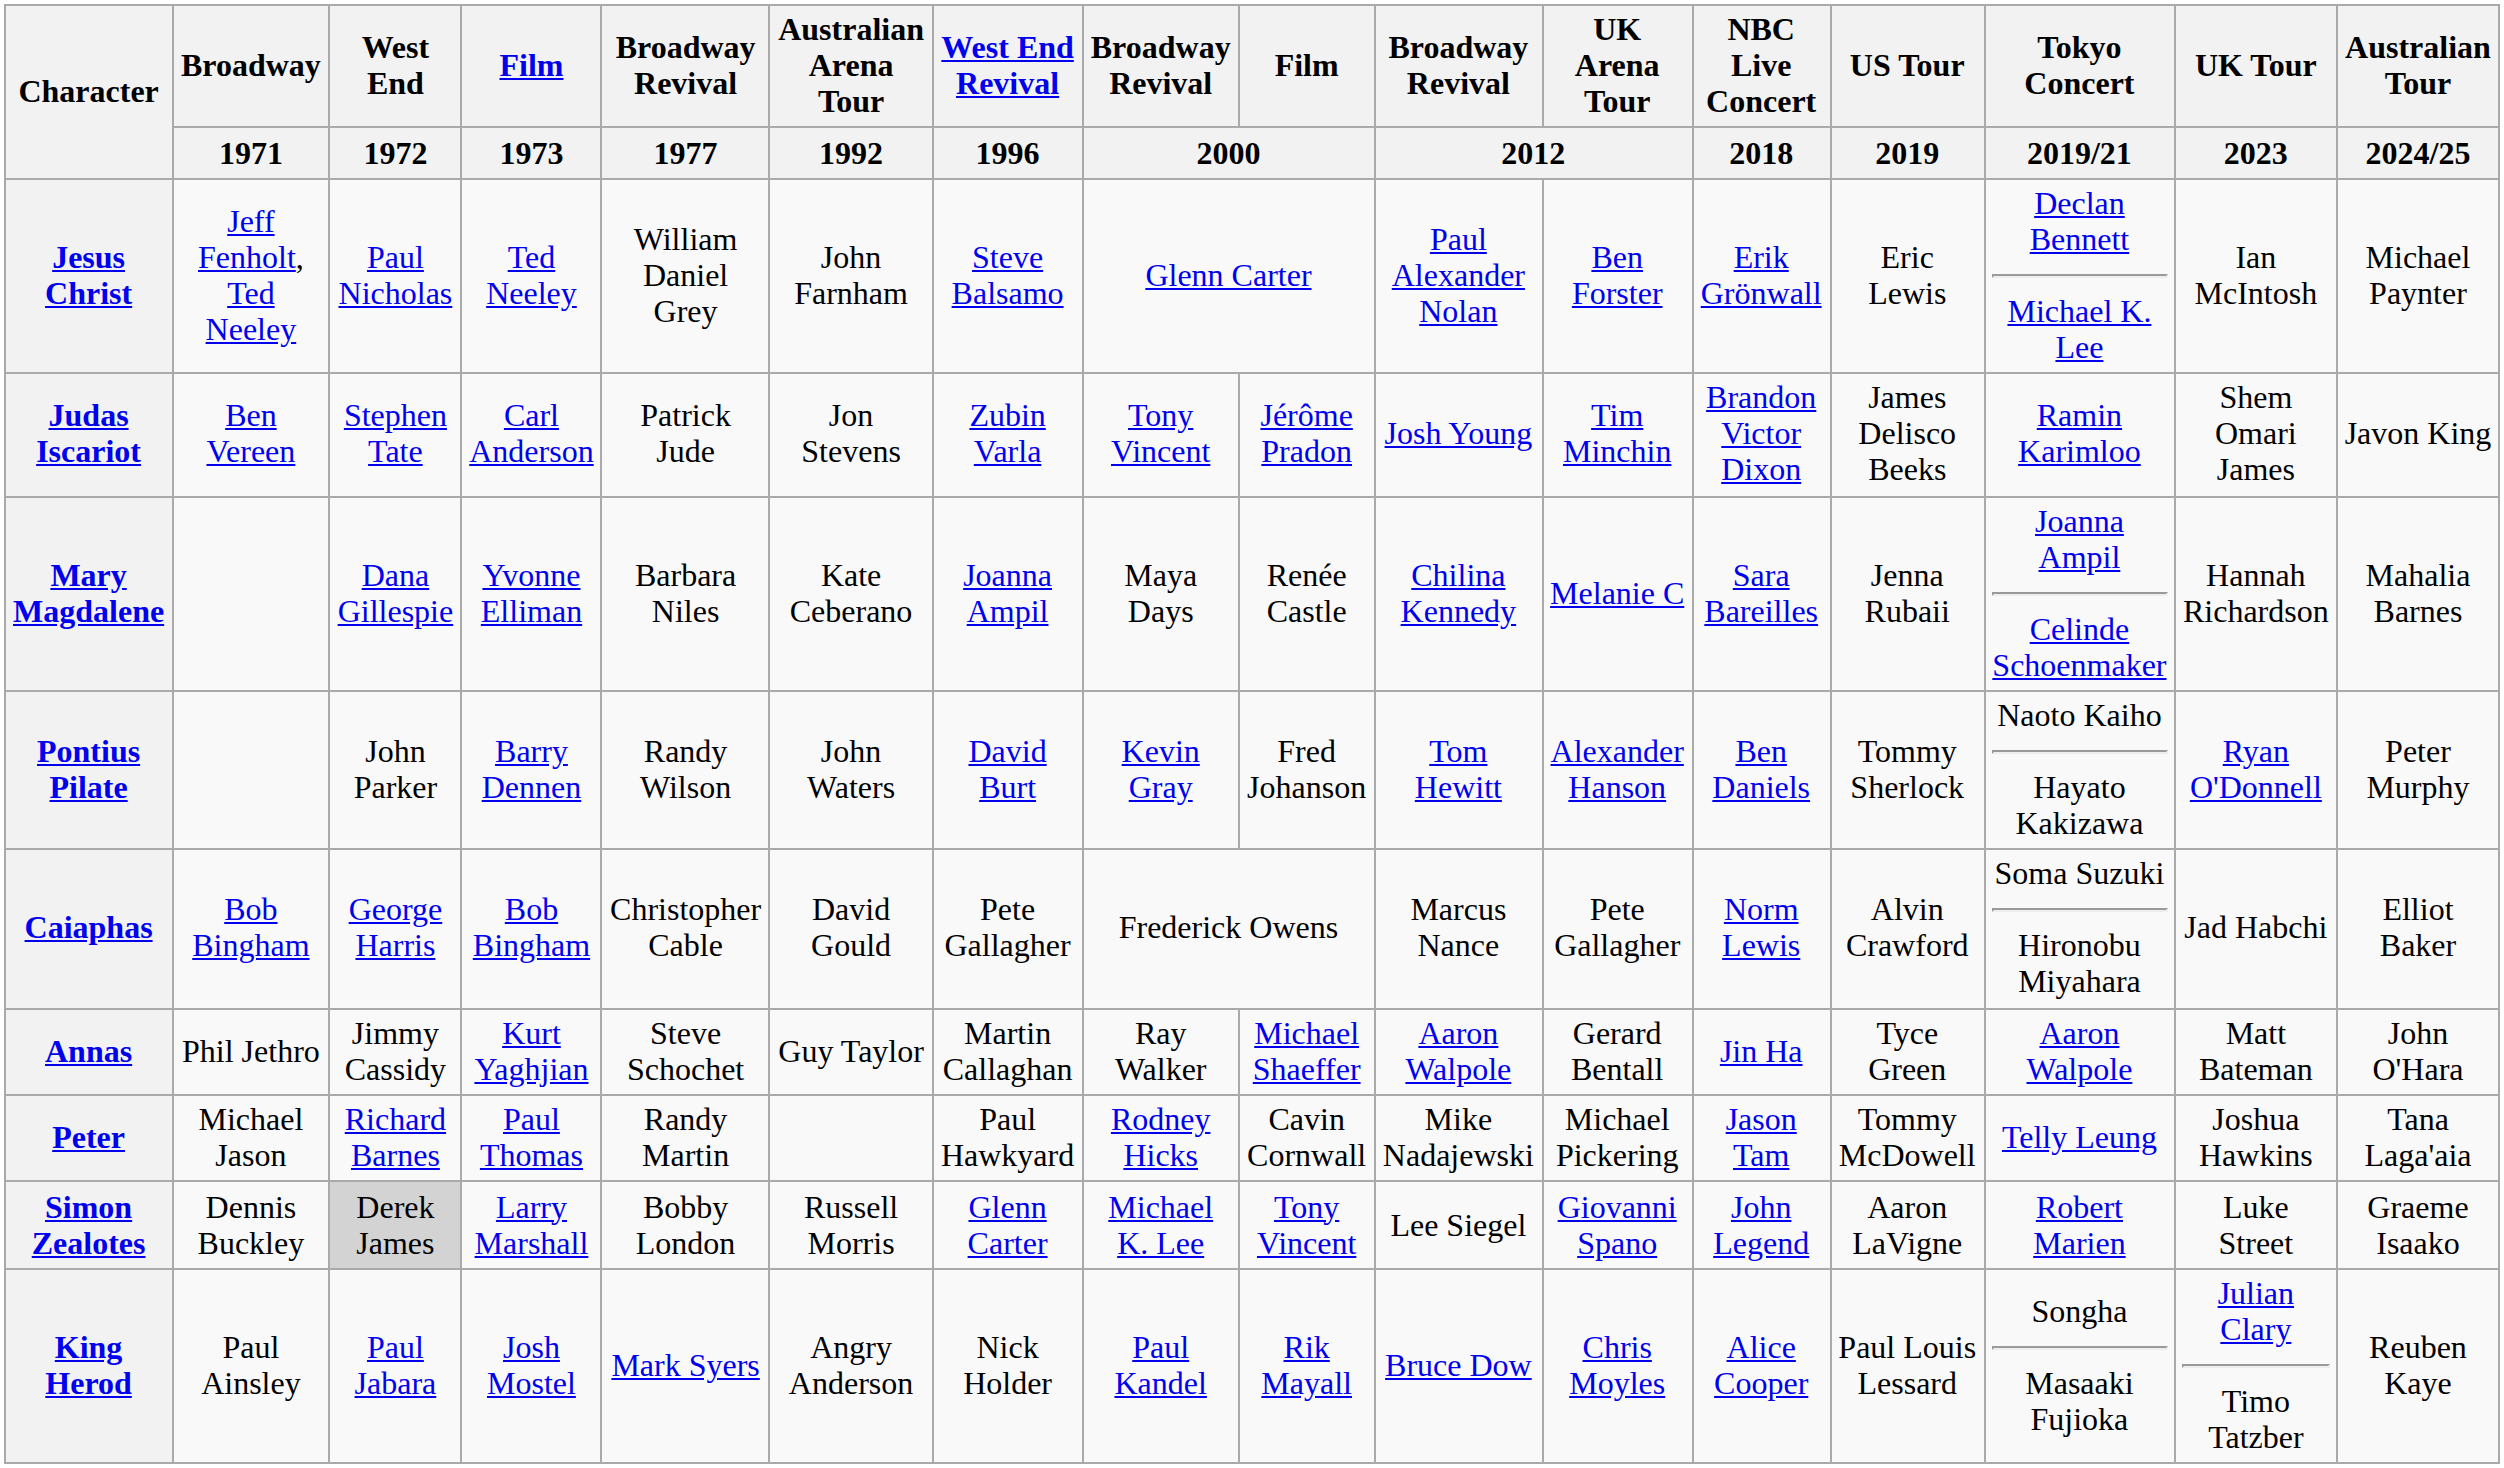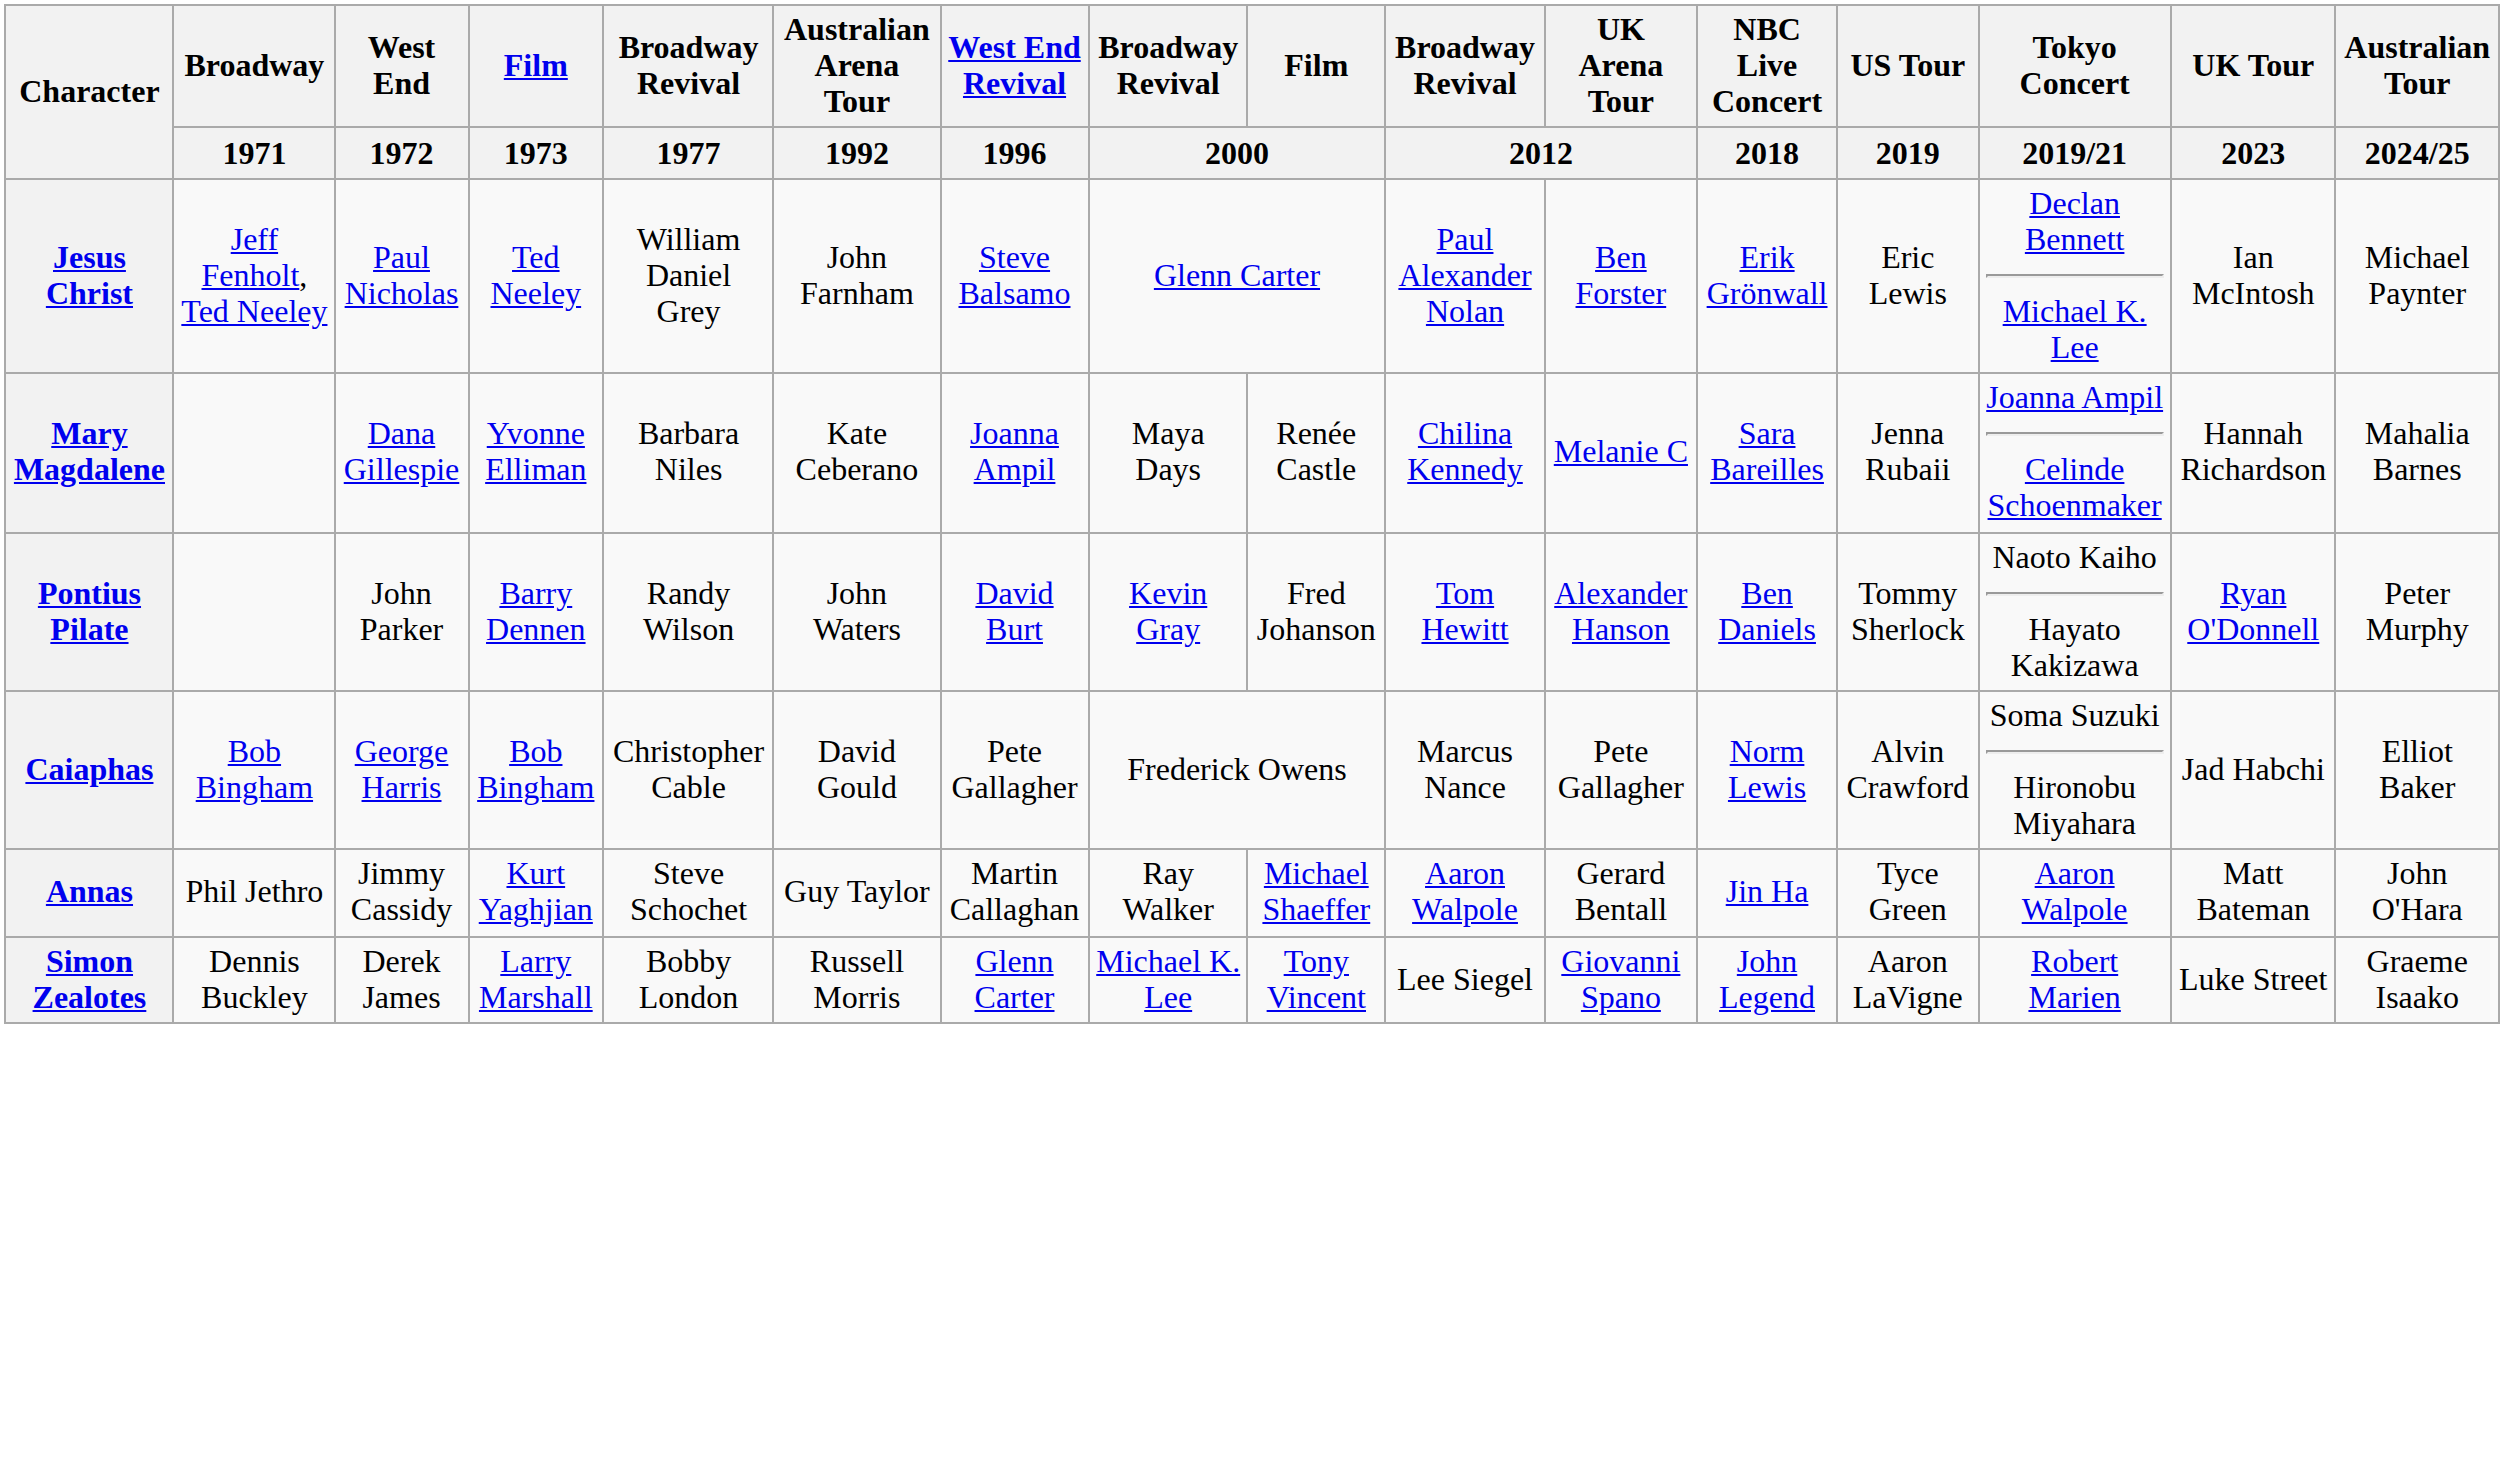- row: (89, 434)
- row: (89, 1137)
(395, 1224) lightgrey background -> (402, 979) no background
- row: (89, 1365)
